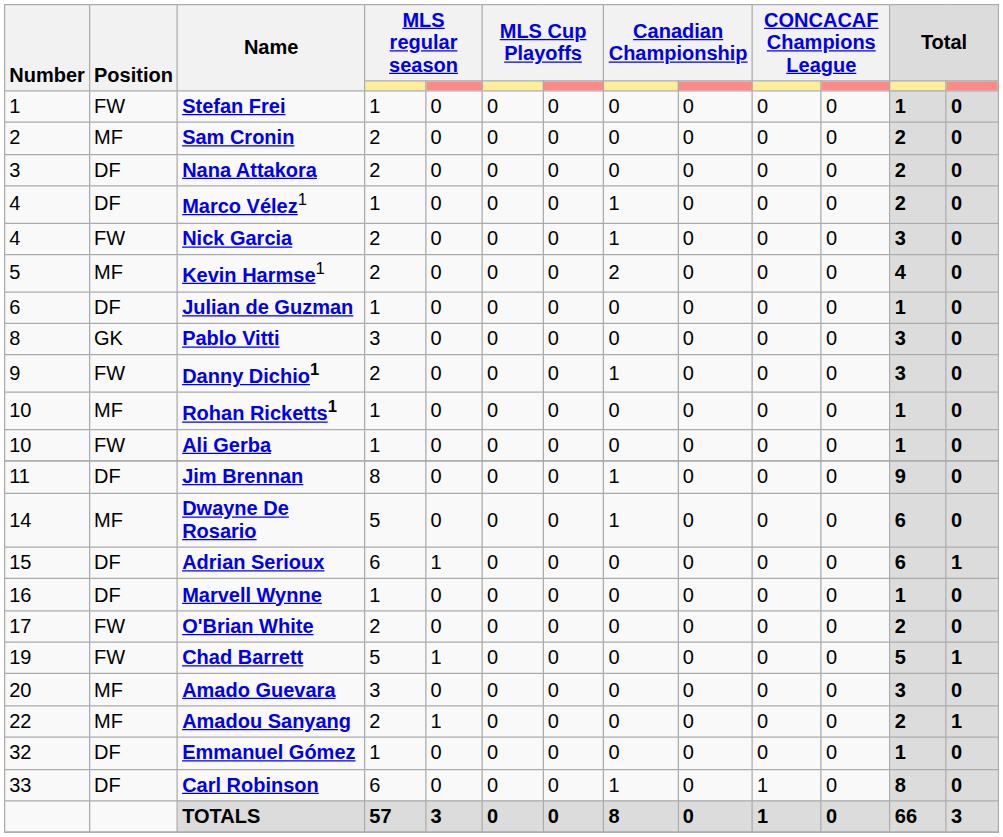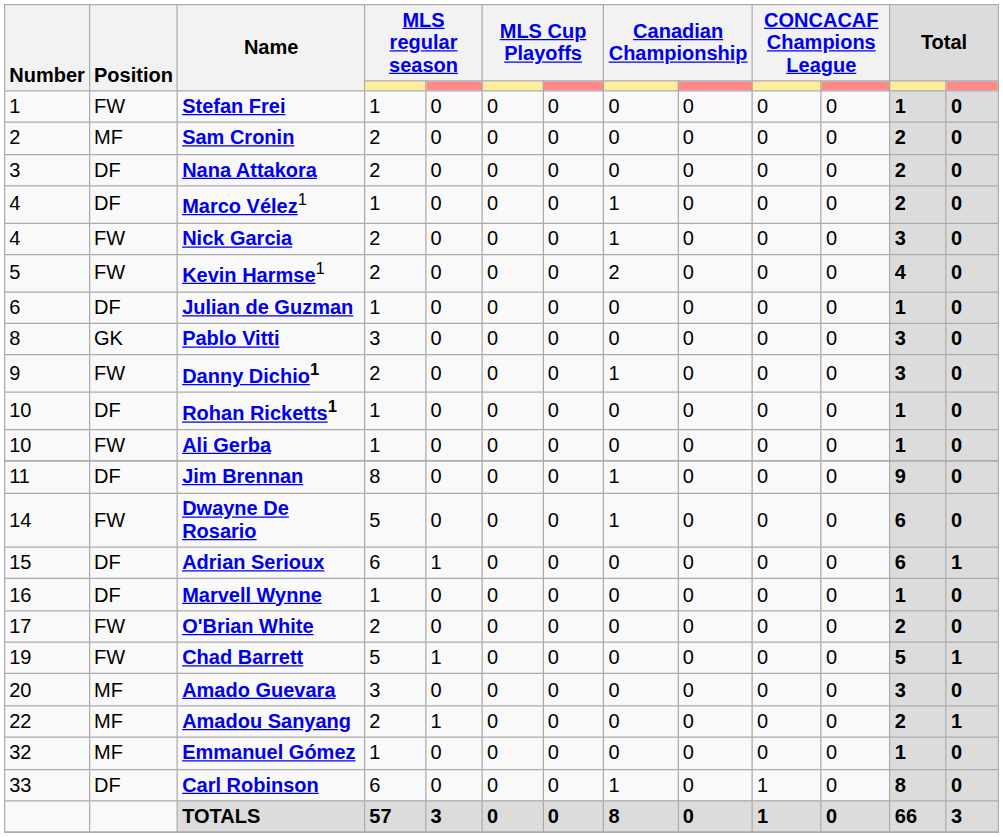(108, 272) MF -> (110, 272) FW
(108, 410) MF -> (107, 410) DF
(108, 519) MF -> (110, 519) FW
(107, 753) DF -> (108, 753) MF
